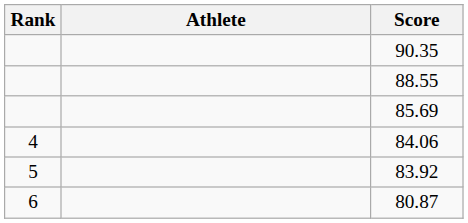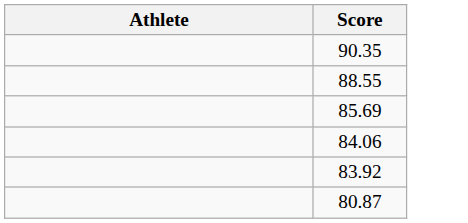- column: (33, 19)
